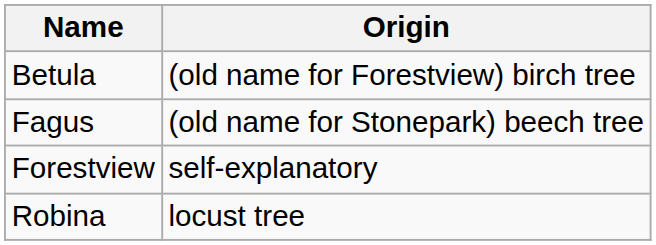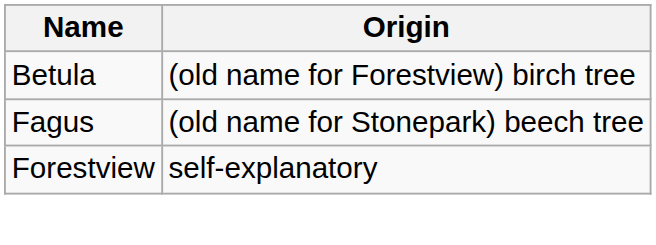- row: (59, 215)
